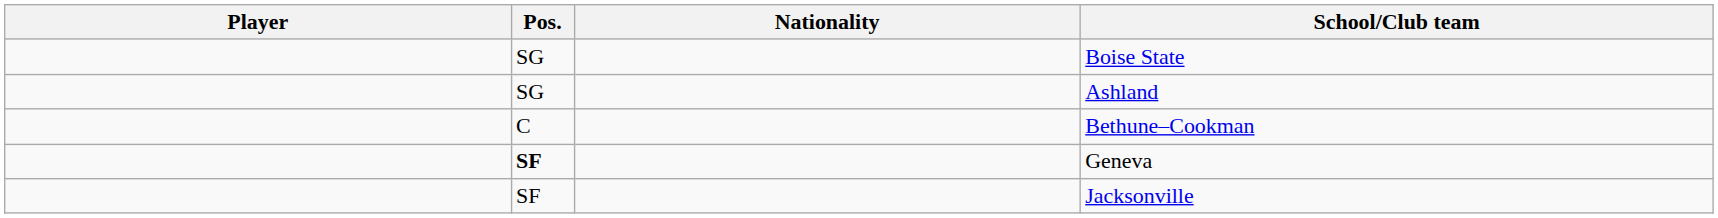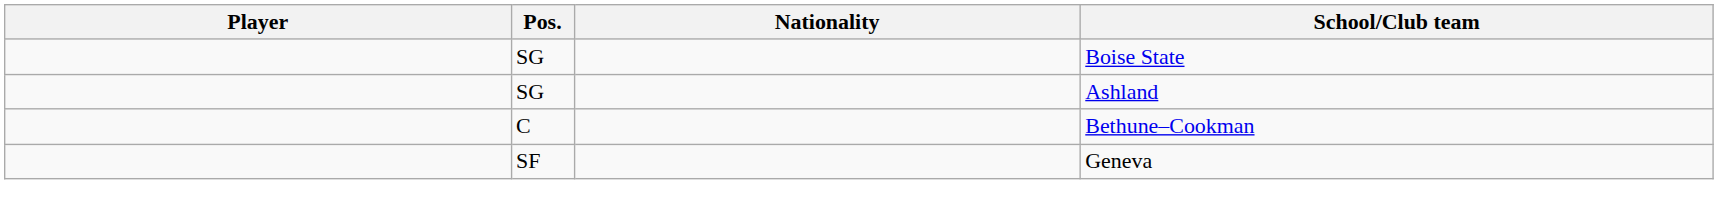(529, 160) bold -> (528, 160) normal
- row: (1139, 195)
